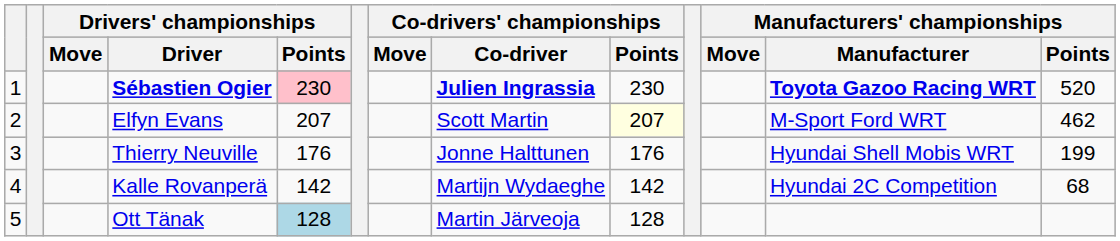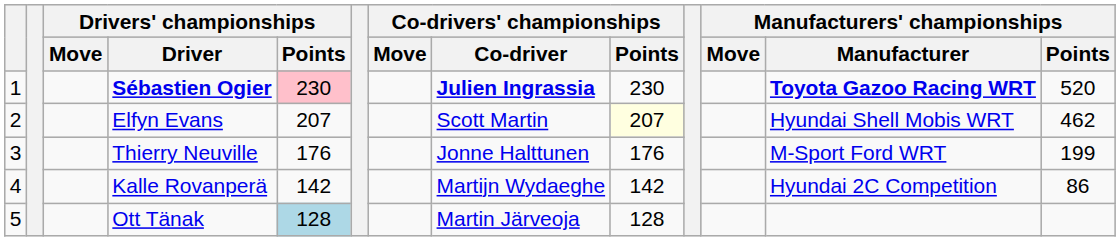(858, 120) M-Sport Ford WRT -> (892, 120) Hyundai Shell Mobis WRT
(892, 153) Hyundai Shell Mobis WRT -> (858, 153) M-Sport Ford WRT
(1078, 186) 68 -> (1078, 186) 86
